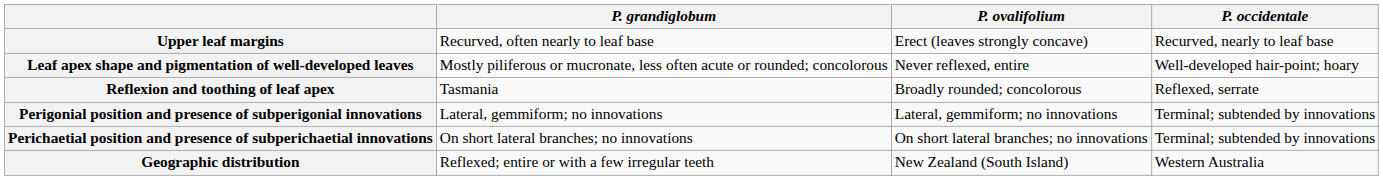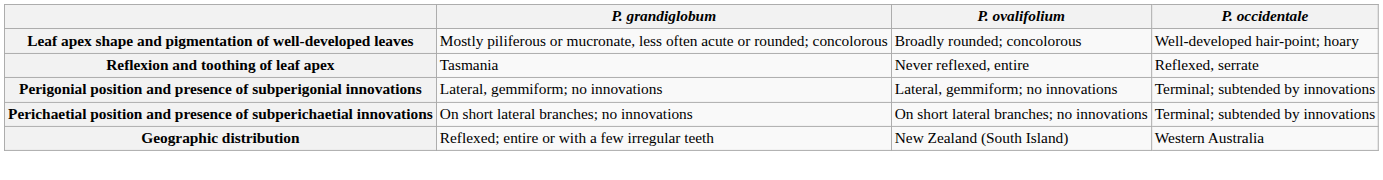- row: (220, 41)
(962, 65) Never reflexed, entire -> (988, 41) Broadly rounded; concolorous
(988, 89) Broadly rounded; concolorous -> (962, 65) Never reflexed, entire
